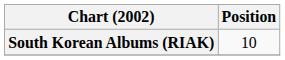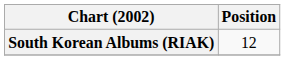(249, 42) 10 -> (249, 42) 12
